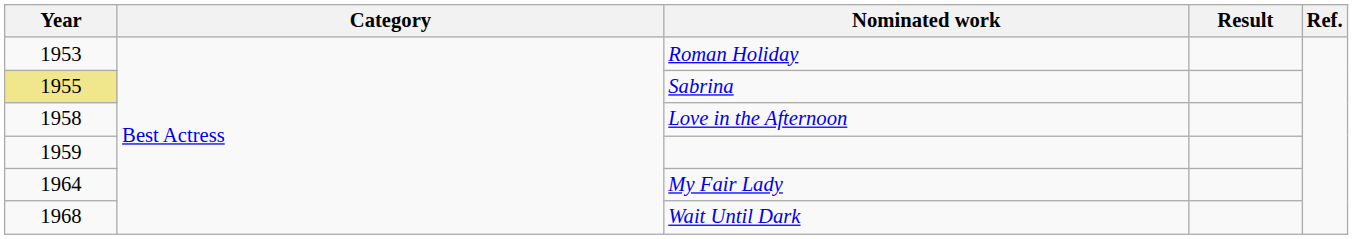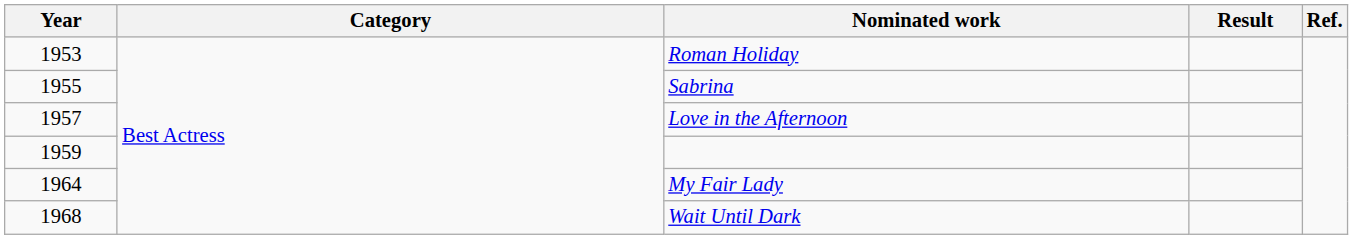(61, 86) khaki background -> (61, 86) no background
(61, 119) 1958 -> (61, 119) 1957
